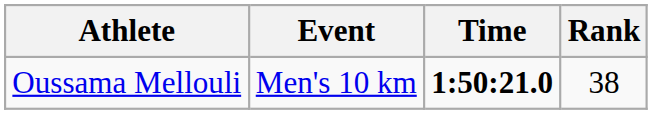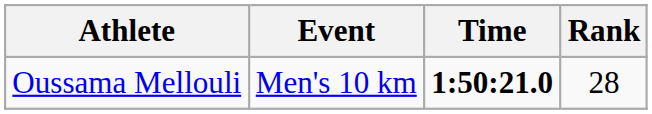(604, 81) 38 -> (604, 81) 28
